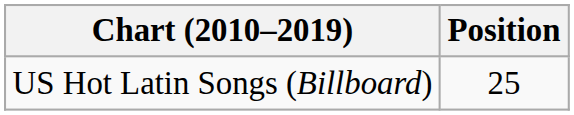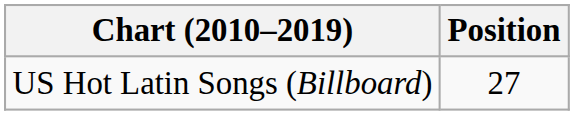(504, 82) 25 -> (504, 82) 27
